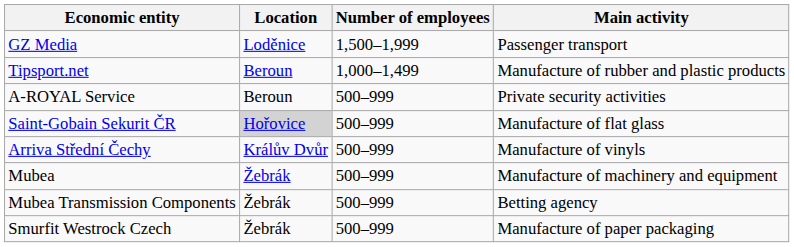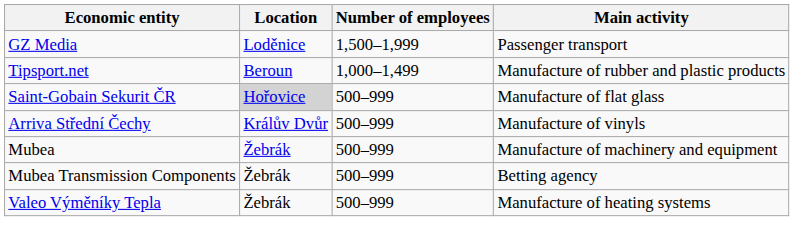- row: (72, 96)
- row: (90, 228)
+ row: (85, 202)
